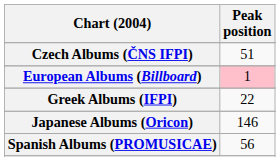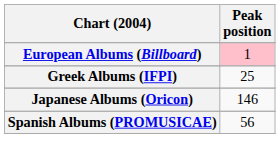- row: (112, 54)
(247, 99) 22 -> (247, 76) 25
